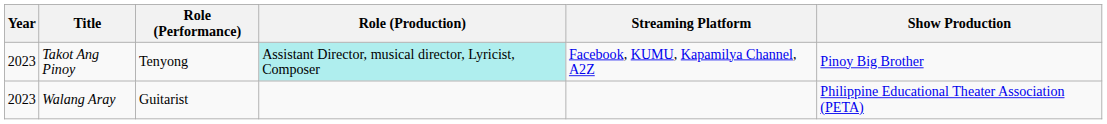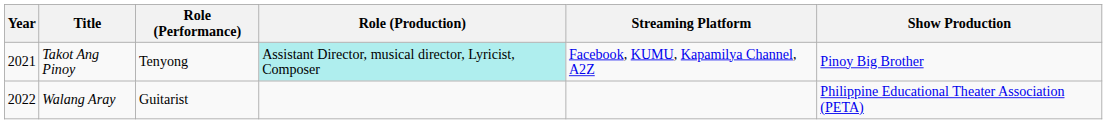(22, 61) 2023 -> (22, 61) 2021
(22, 99) 2023 -> (22, 99) 2022
